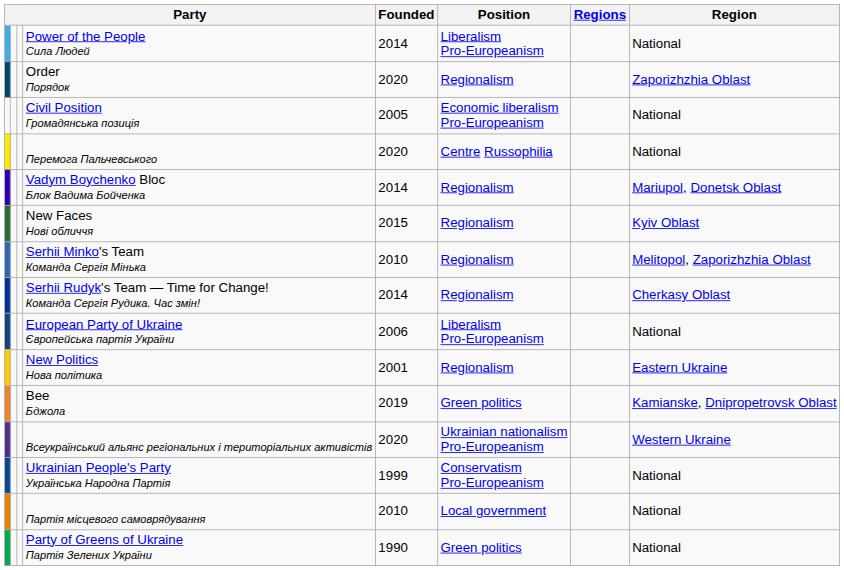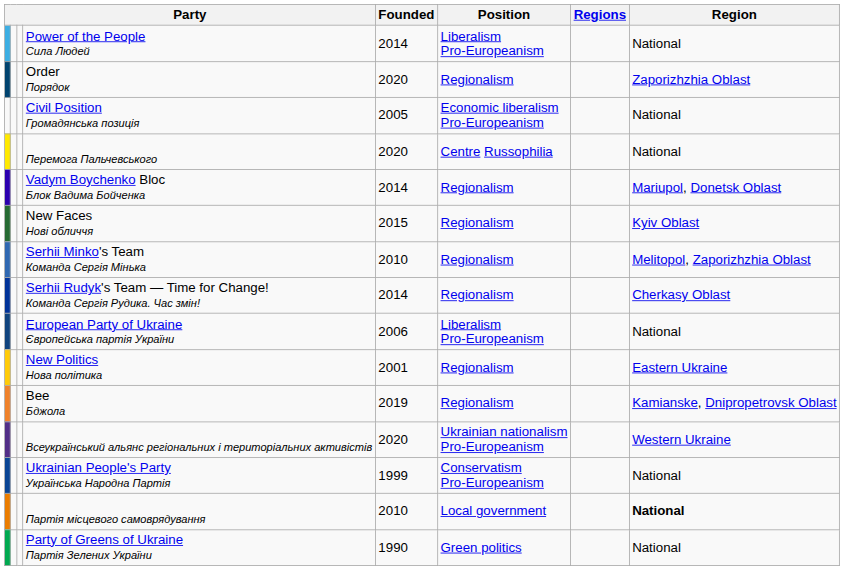(481, 403) Green politics -> (477, 403) Regionalism
(657, 511) normal -> (658, 511) bold
